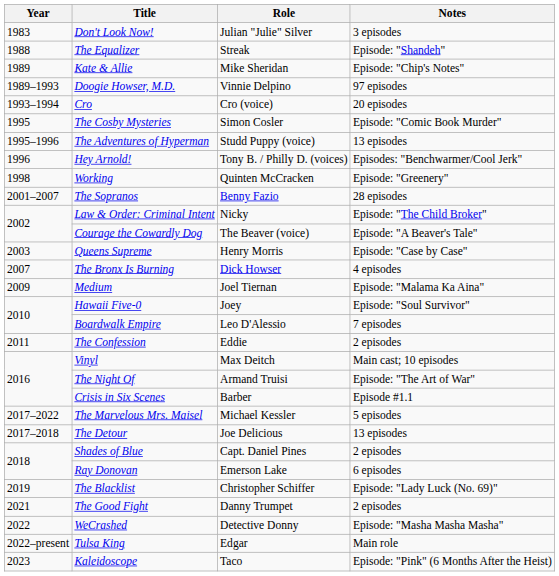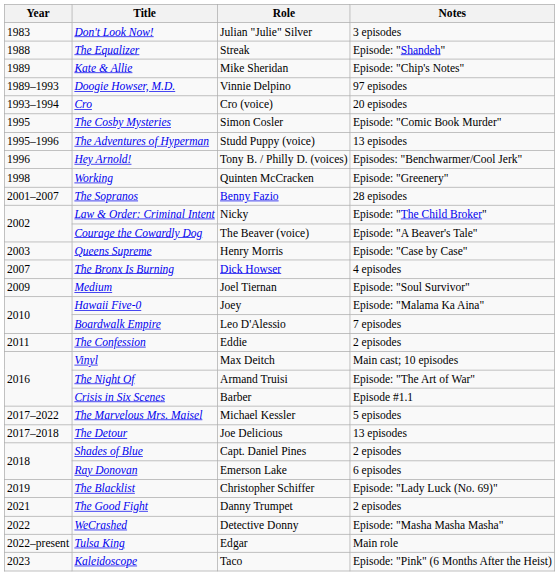(419, 287) Episode: "Malama Ka Aina" -> (411, 287) Episode: "Soul Survivor"
(411, 305) Episode: "Soul Survivor" -> (419, 305) Episode: "Malama Ka Aina"
